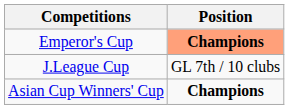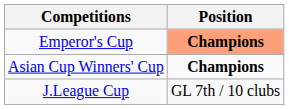rows swapped: (86, 66) <-> (86, 91)
